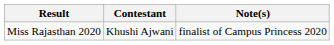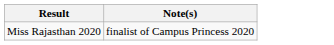- column: (140, 13)
